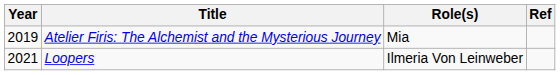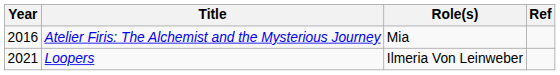(23, 37) 2019 -> (23, 37) 2016
